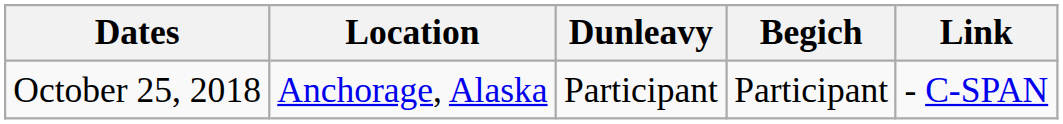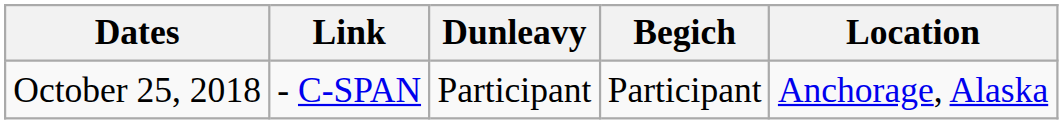columns swapped: (412, 32) <-> (976, 32)
